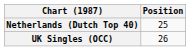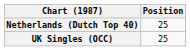(163, 39) 26 -> (163, 39) 25
